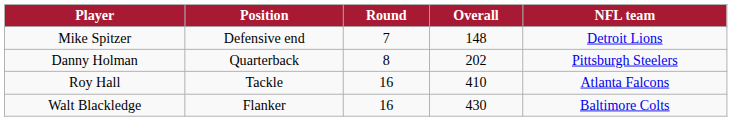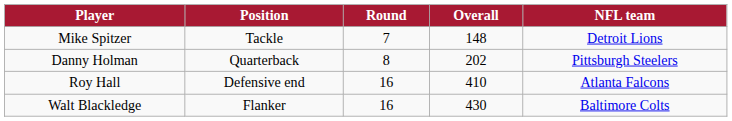(264, 37) Defensive end -> (264, 37) Tackle
(264, 82) Tackle -> (264, 82) Defensive end
